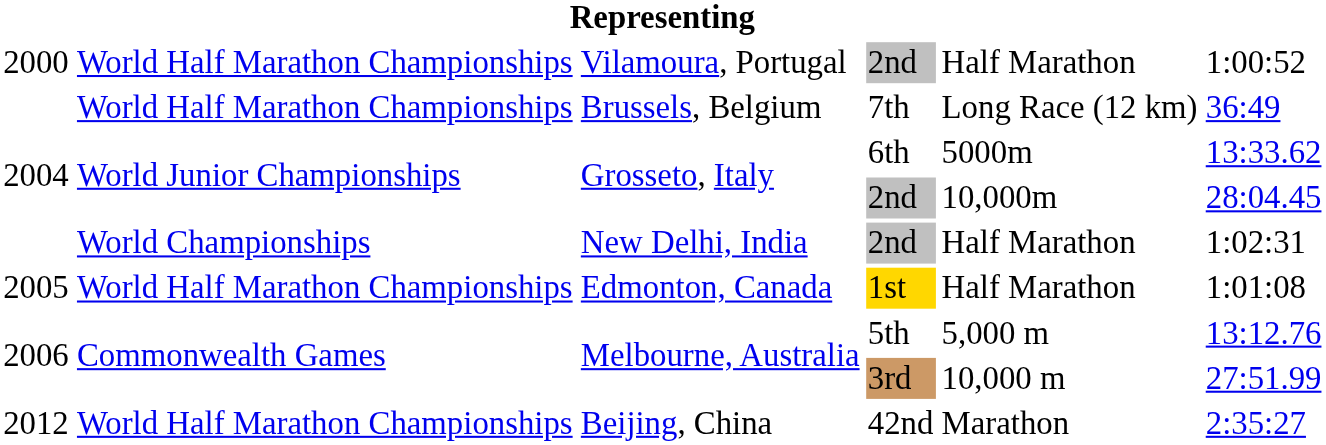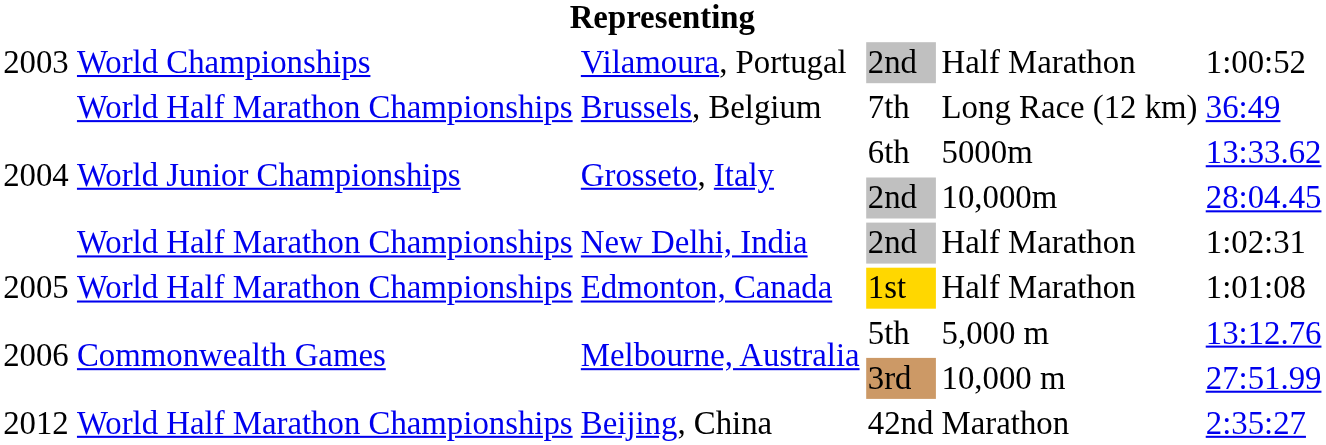(36, 62) 2000 -> (36, 62) 2003
(325, 62) World Half Marathon Championships -> (224, 62) World Championships
(224, 242) World Championships -> (325, 242) World Half Marathon Championships
